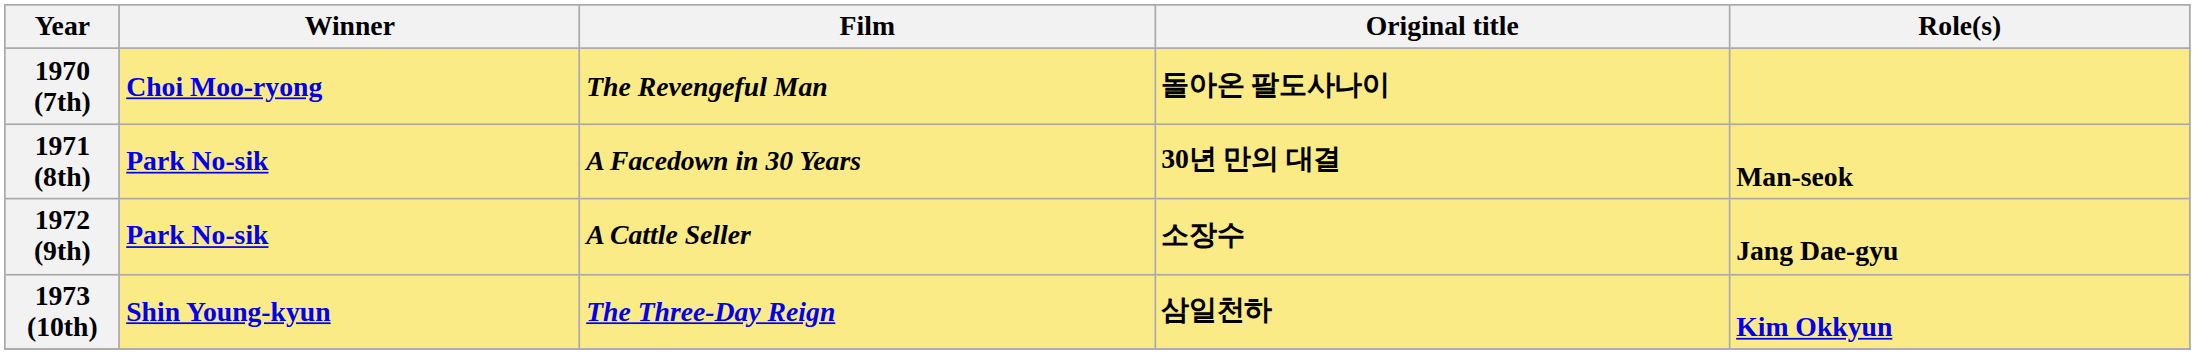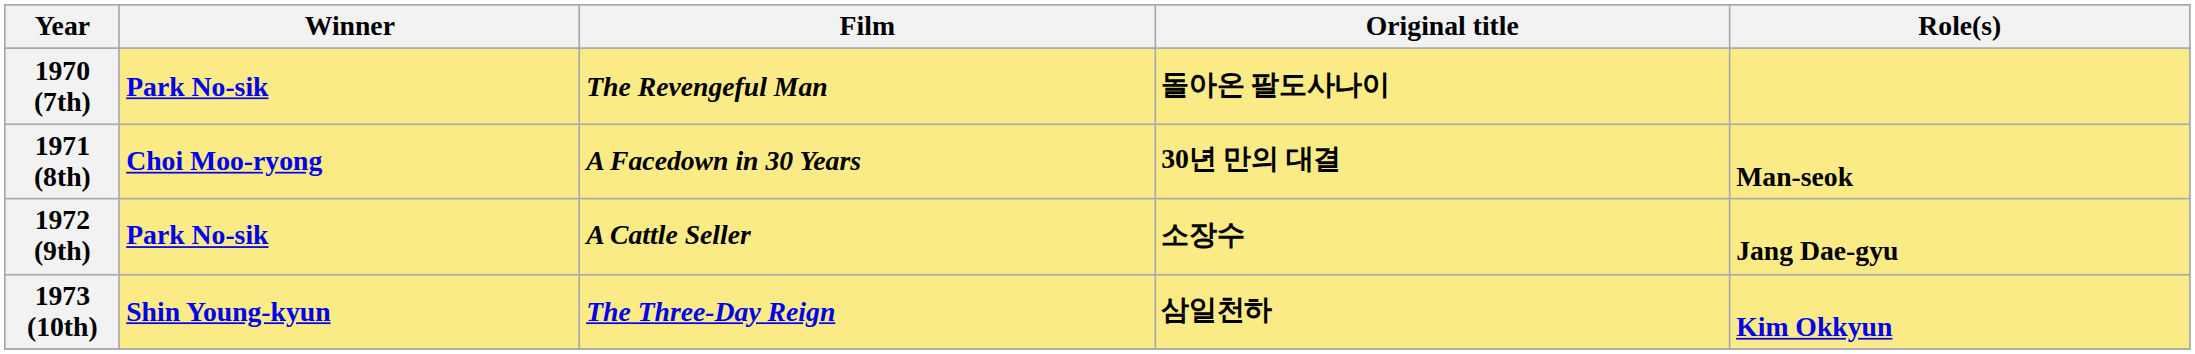(224, 85) Choi Moo-ryong -> (197, 85) Park No-sik
(197, 160) Park No-sik -> (224, 160) Choi Moo-ryong
